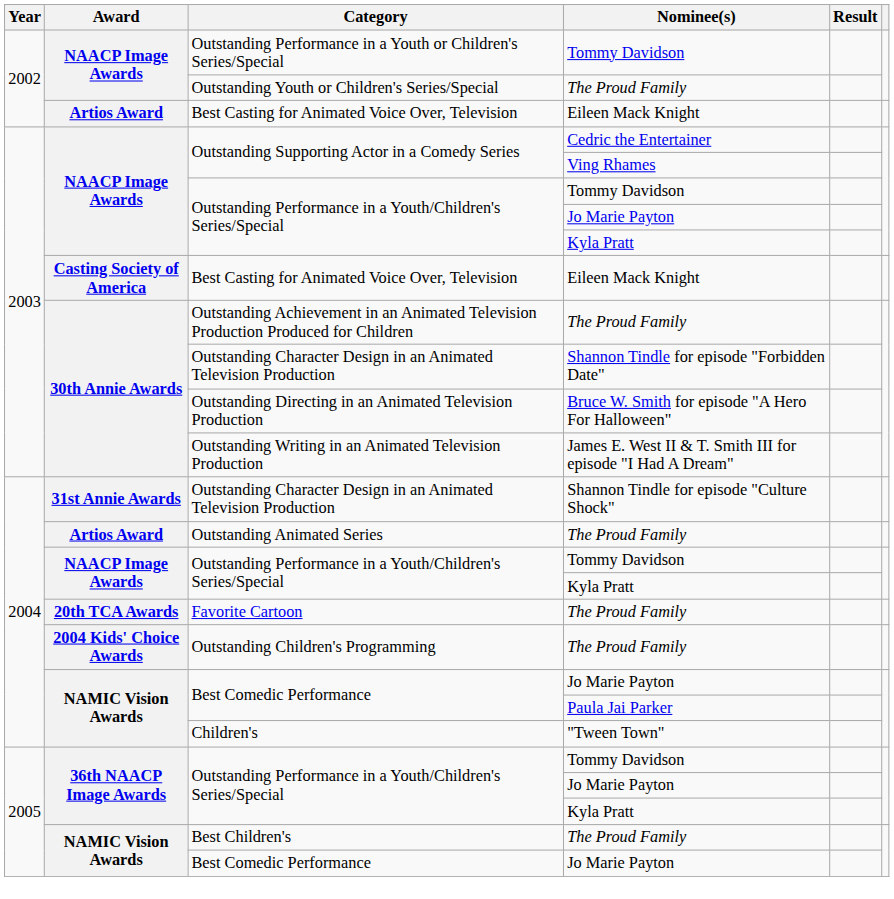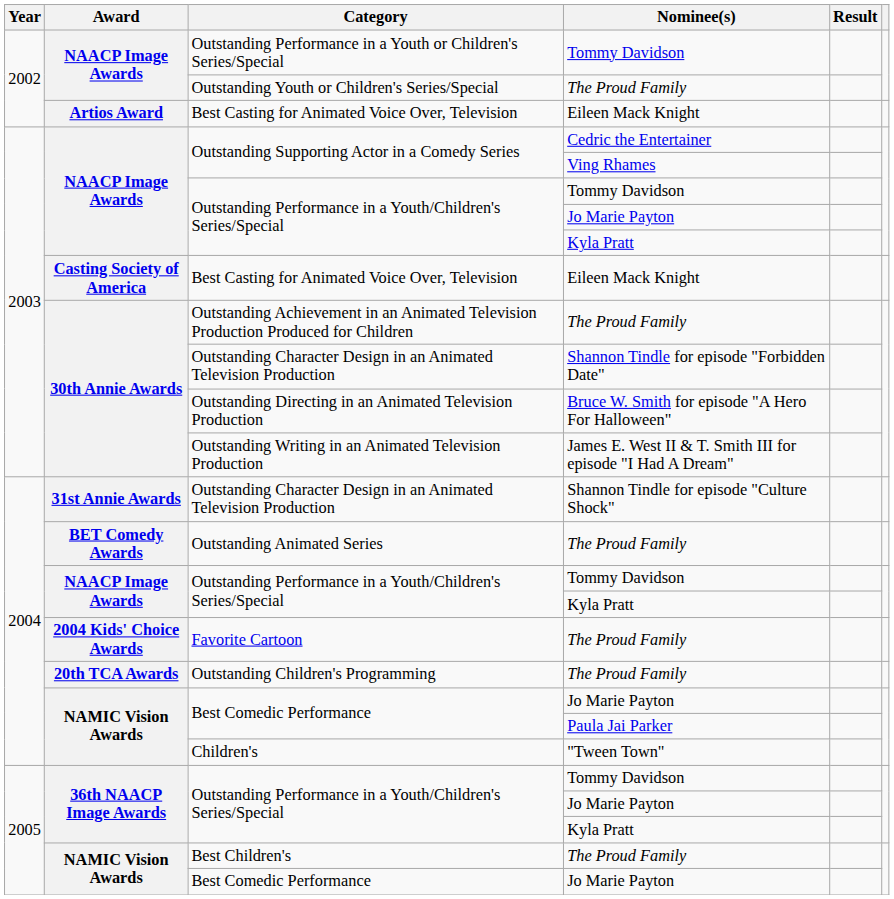(116, 534) Artios Award -> (116, 543) BET Comedy Awards
(116, 611) 20th TCA Awards -> (116, 639) 2004 Kids' Choice Awards
(116, 646) 2004 Kids' Choice Awards -> (116, 674) 20th TCA Awards
